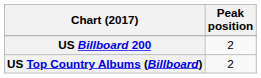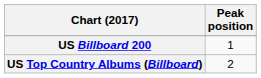(230, 45) 2 -> (230, 45) 1
